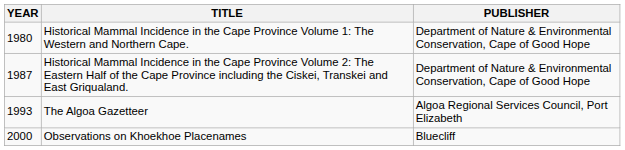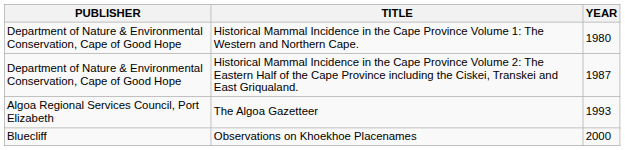columns swapped: (23, 13) <-> (516, 13)
